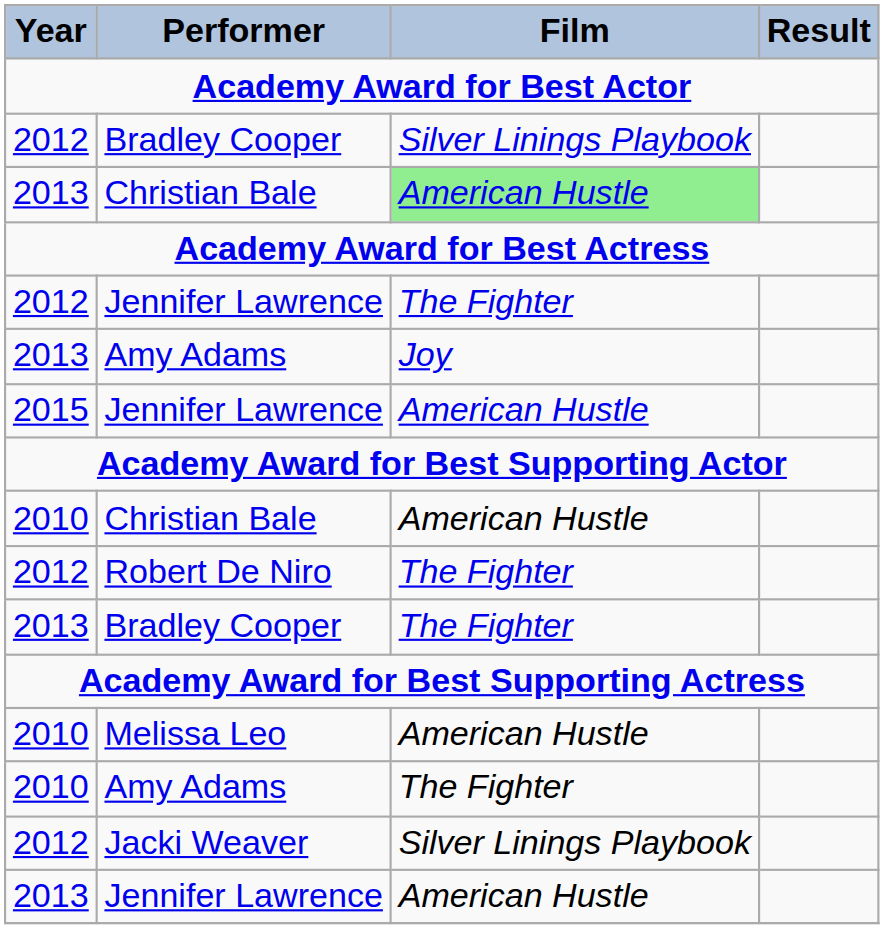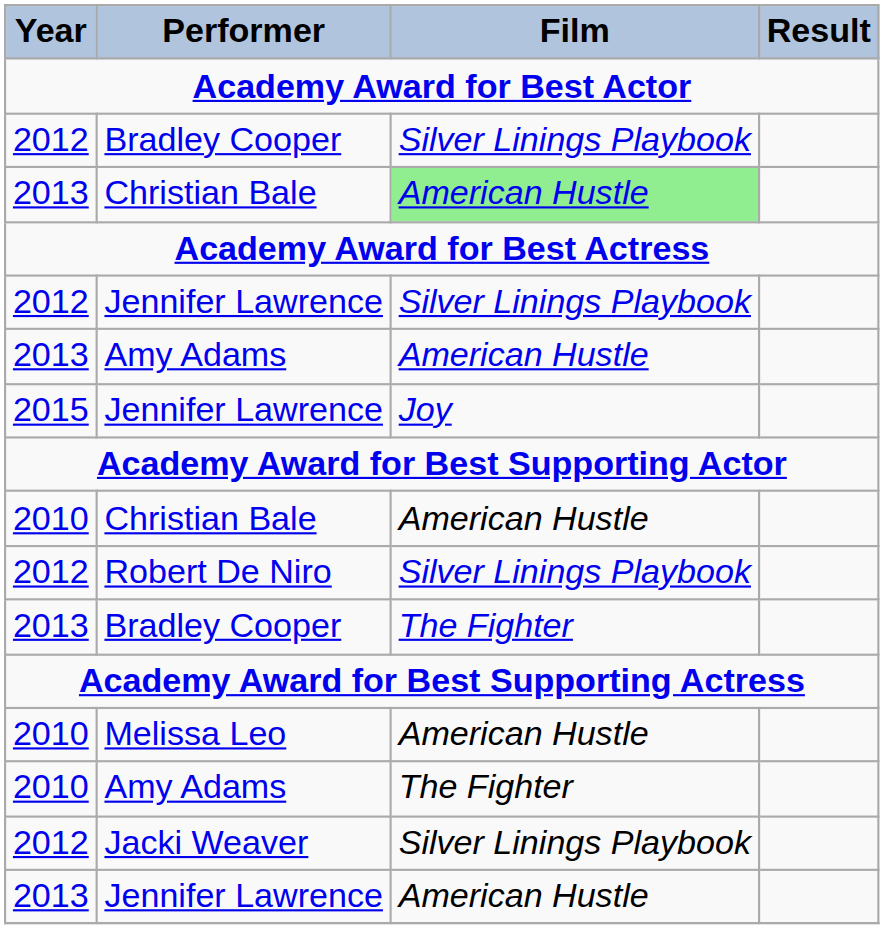(486, 301) The Fighter -> (575, 301) Silver Linings Playbook
(425, 355) Joy -> (524, 355) American Hustle
(524, 409) American Hustle -> (425, 409) Joy
(486, 572) The Fighter -> (575, 572) Silver Linings Playbook
